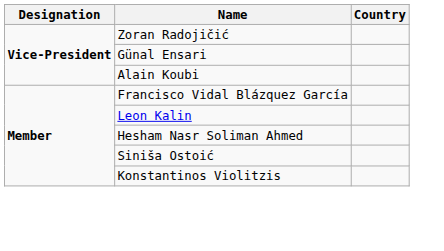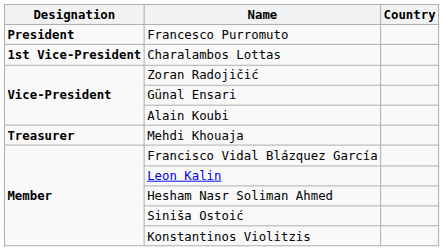+ row: (218, 35)
+ row: (214, 55)
+ row: (195, 135)
